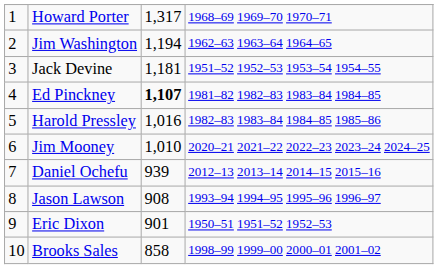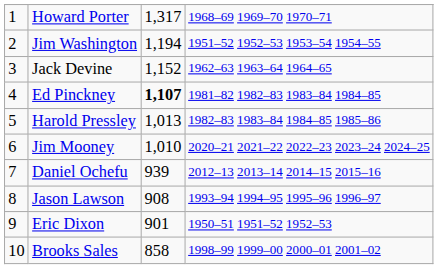(260, 43) 1962–63 1963–64 1964–65 -> (284, 43) 1951–52 1952–53 1953–54 1954–55
(163, 69) 1,181 -> (163, 69) 1,152
(284, 69) 1951–52 1952–53 1953–54 1954–55 -> (260, 69) 1962–63 1963–64 1964–65
(163, 120) 1,016 -> (163, 120) 1,013
